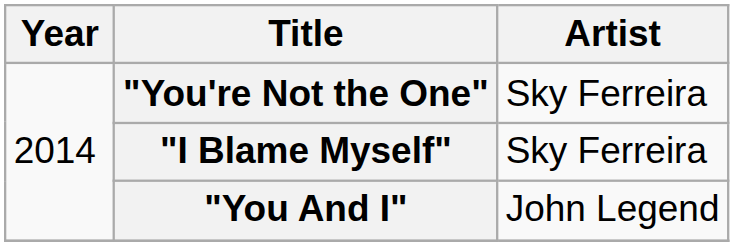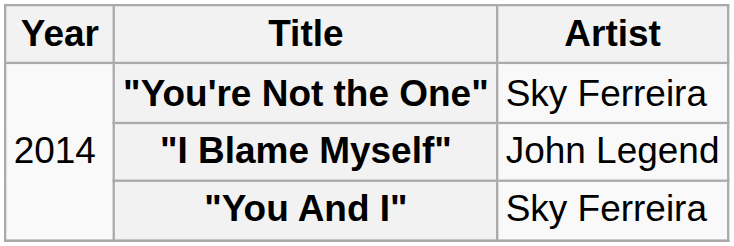(606, 151) Sky Ferreira -> (613, 151) John Legend
(613, 209) John Legend -> (606, 209) Sky Ferreira
